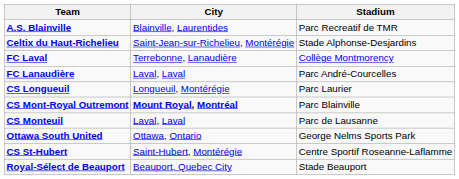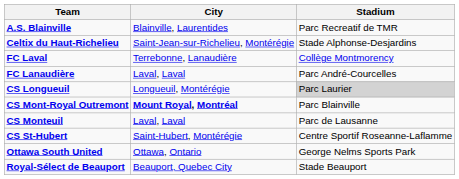(325, 89) no background -> (325, 89) lightgrey background
rows swapped: (37, 151) <-> (55, 136)
